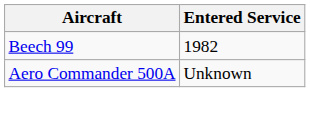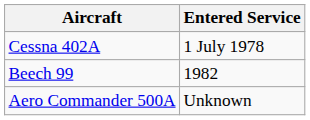+ row: (54, 45)
